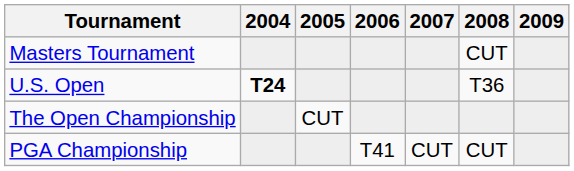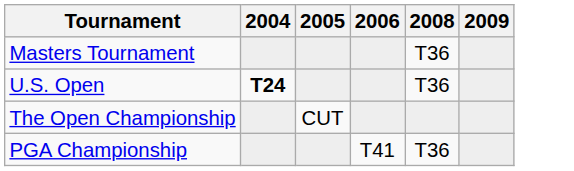- column: (432, 21)
(487, 53) CUT -> (432, 53) T36
(487, 150) CUT -> (432, 150) T36
